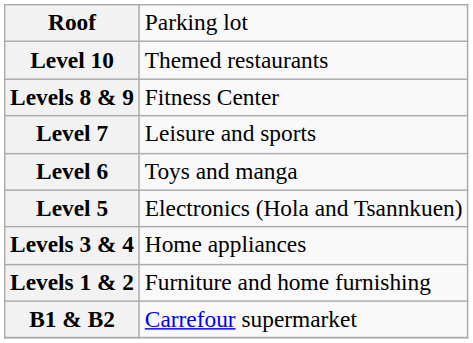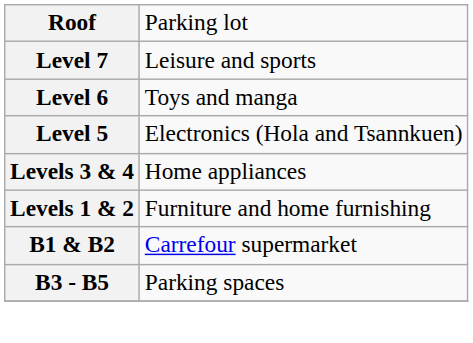- row: (72, 60)
- row: (72, 97)
+ row: (72, 282)
